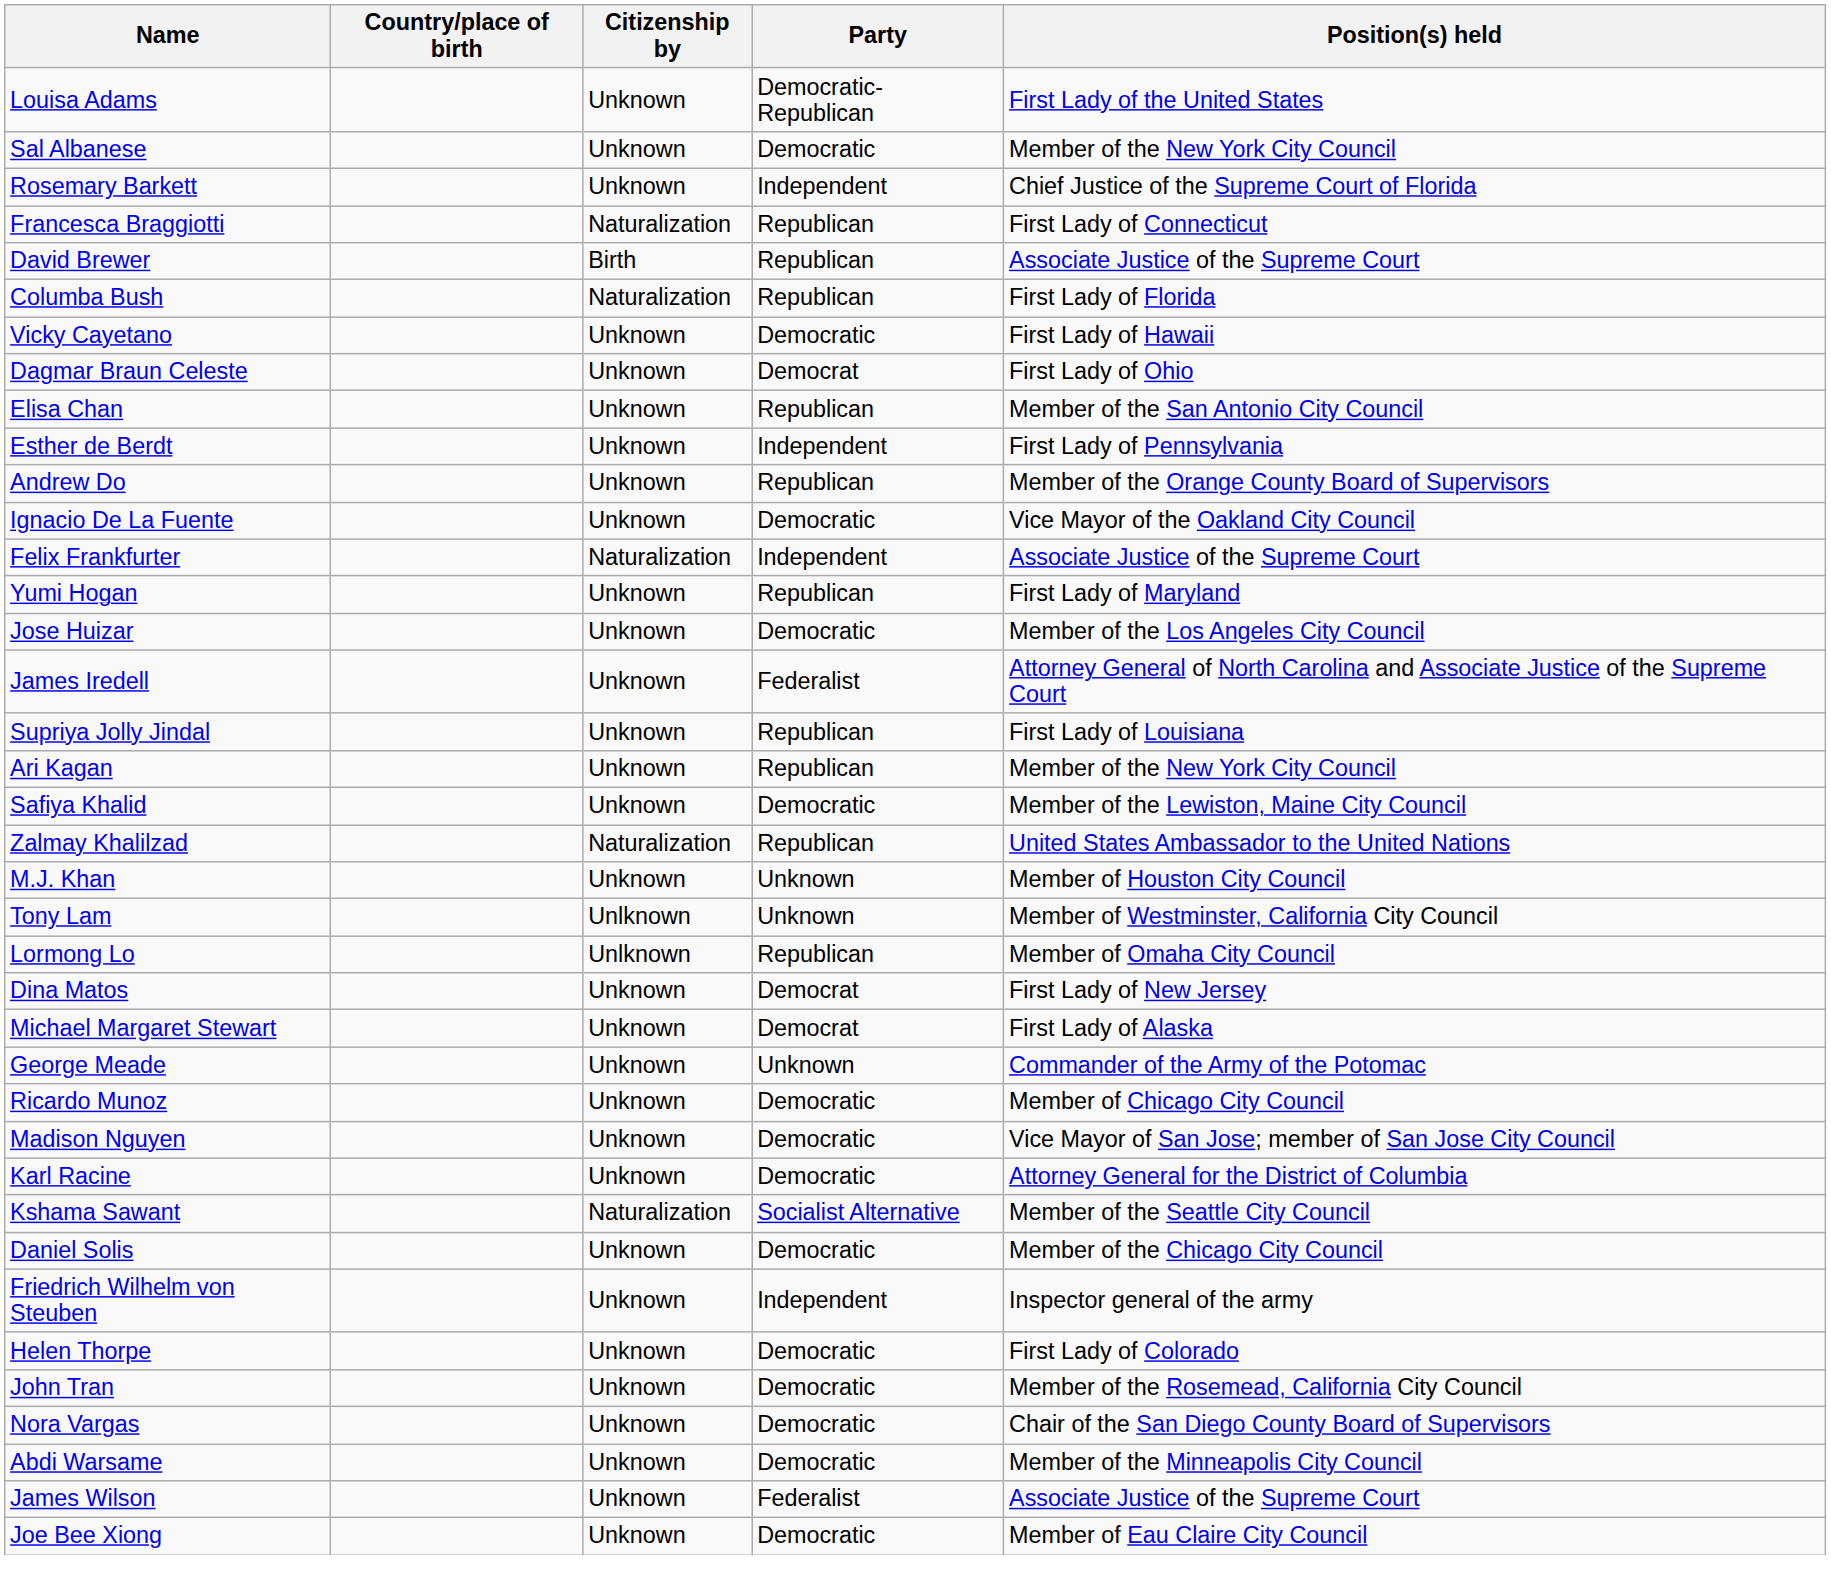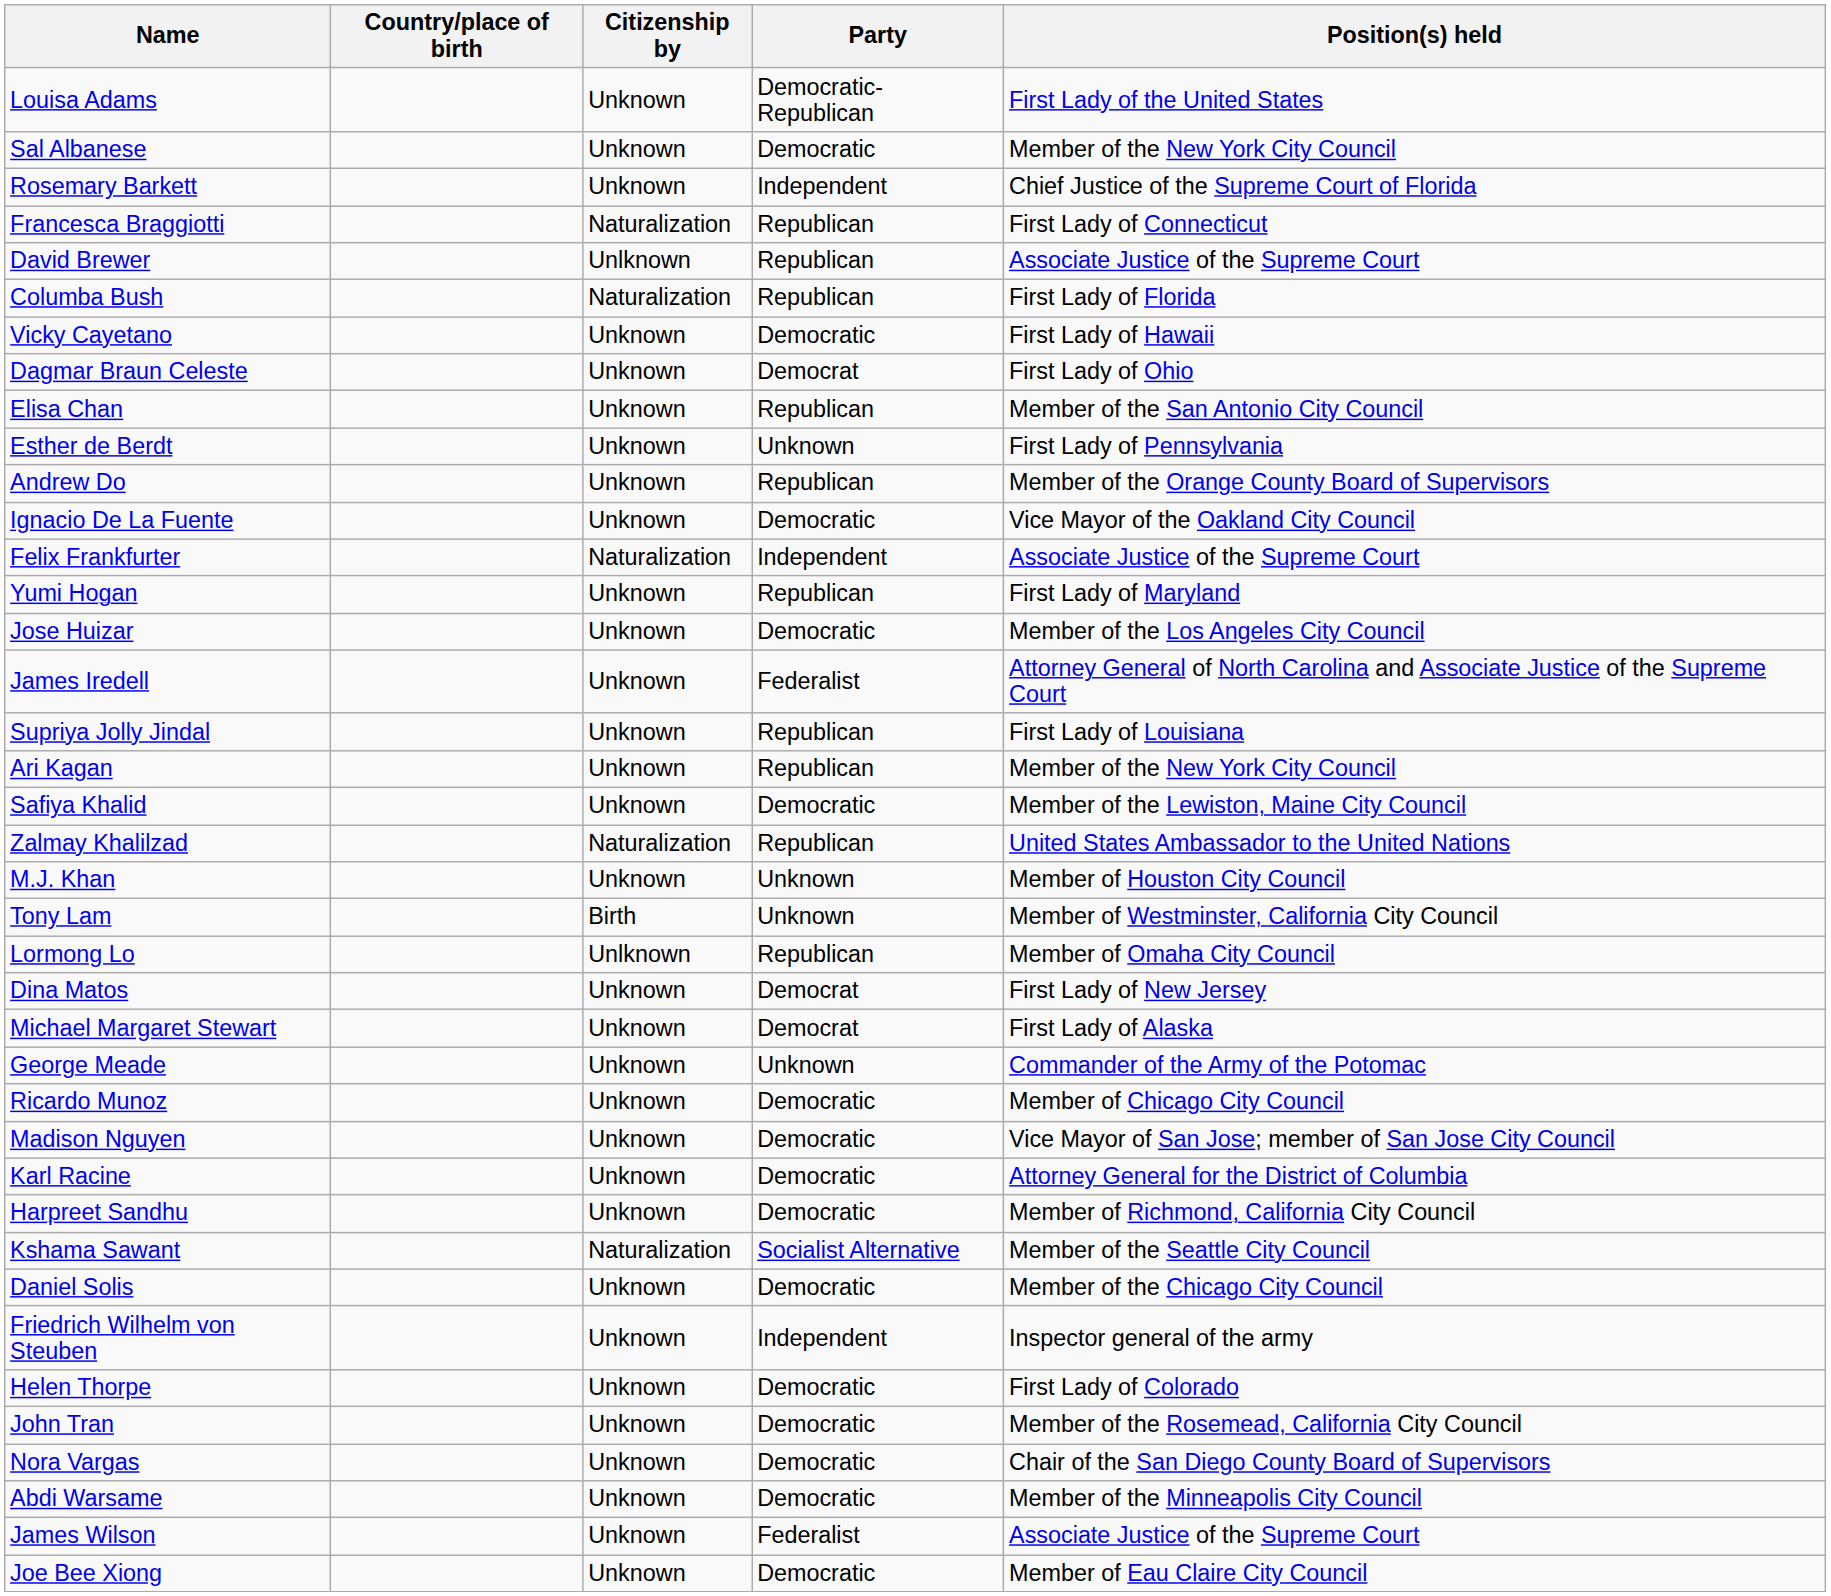(612, 260) Birth -> (640, 260) Unlknown
(822, 446) Independent -> (806, 446) Unknown
(640, 916) Unlknown -> (612, 916) Birth
+ row: (99, 1213)
